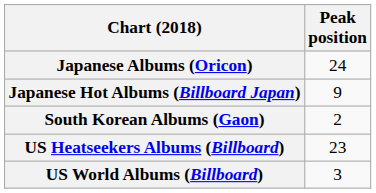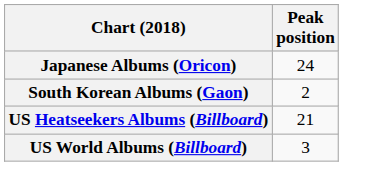- row: (154, 92)
(338, 147) 23 -> (305, 119) 21
